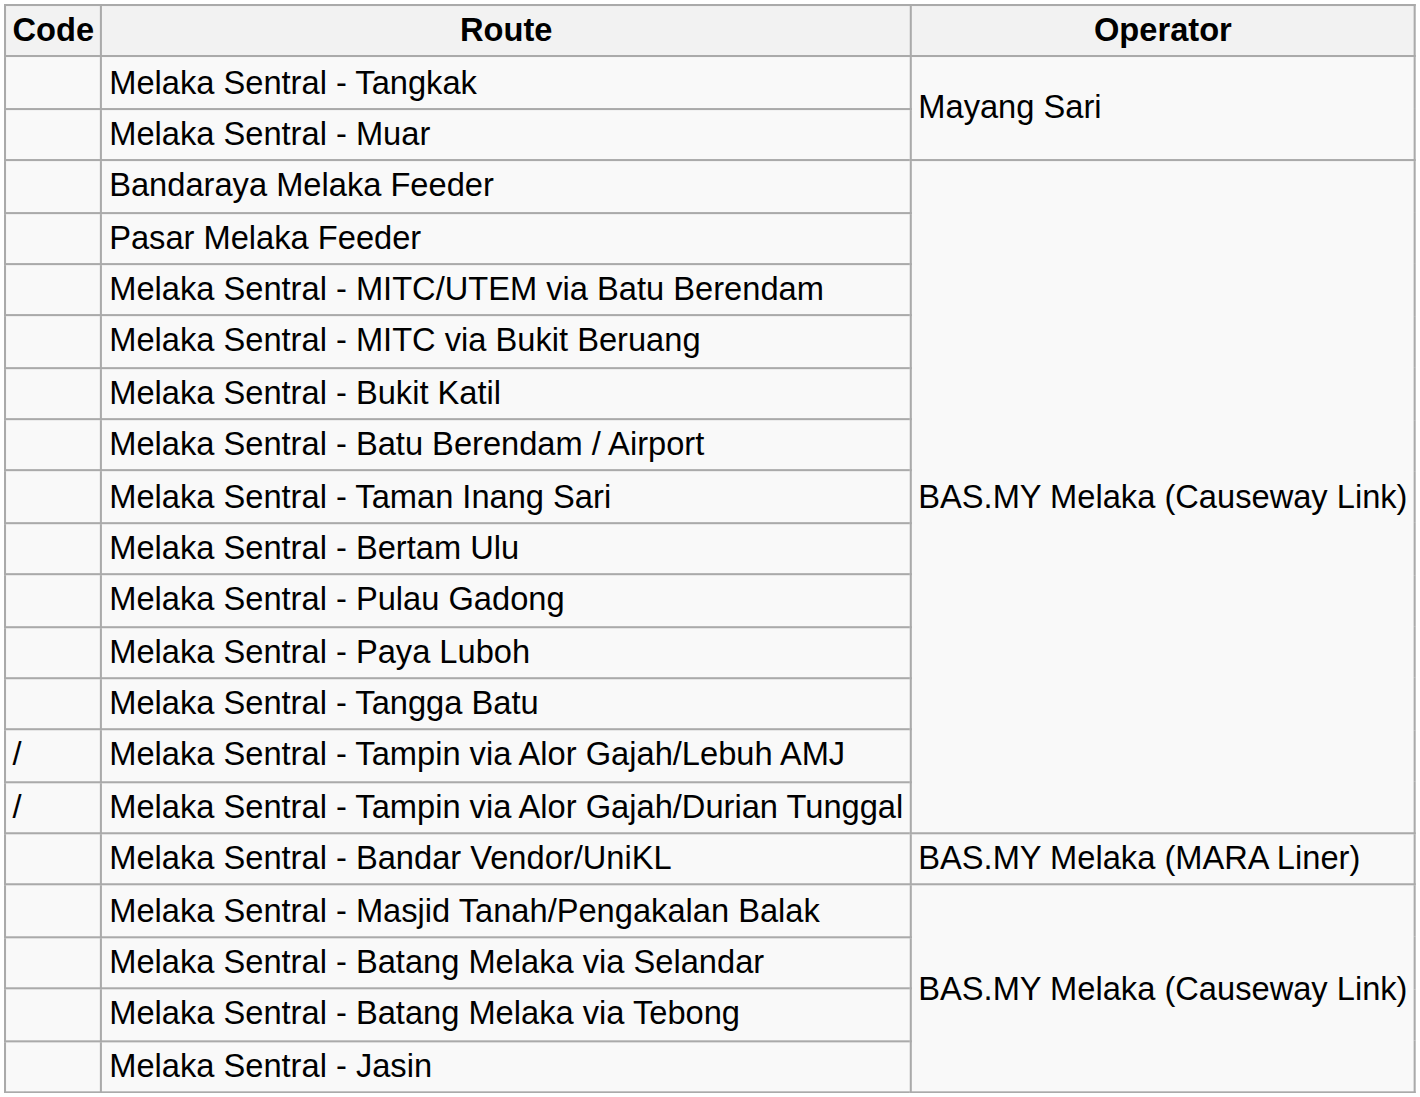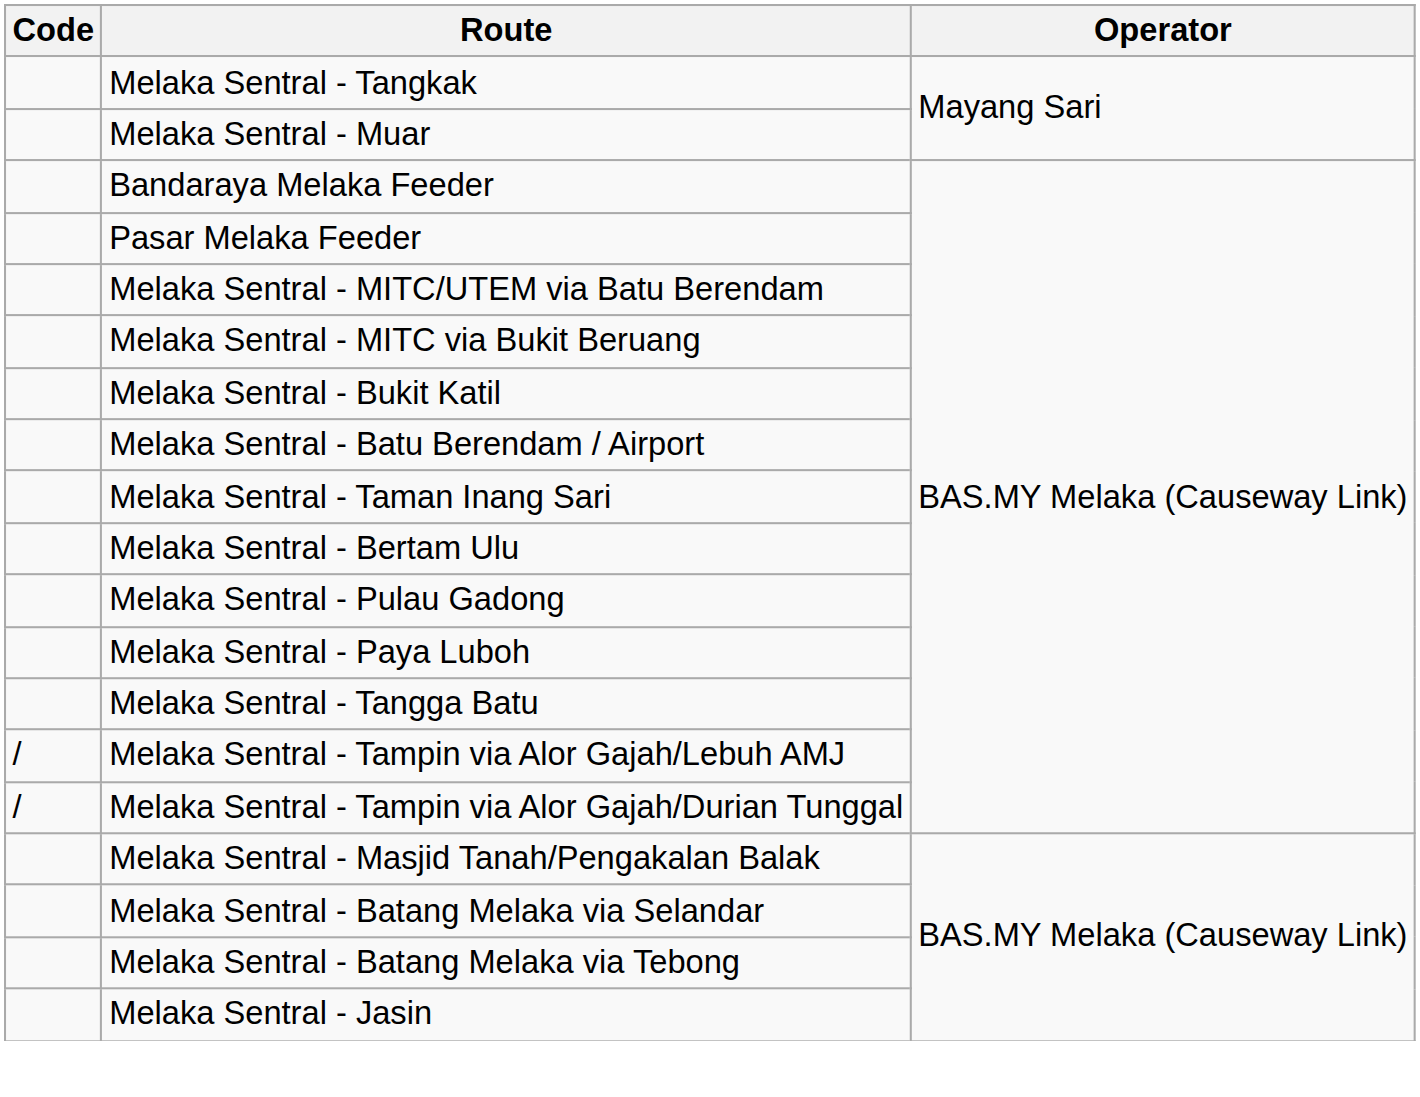- row: (390, 858)
